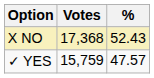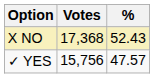(82, 61) 15,759 -> (82, 61) 15,756
